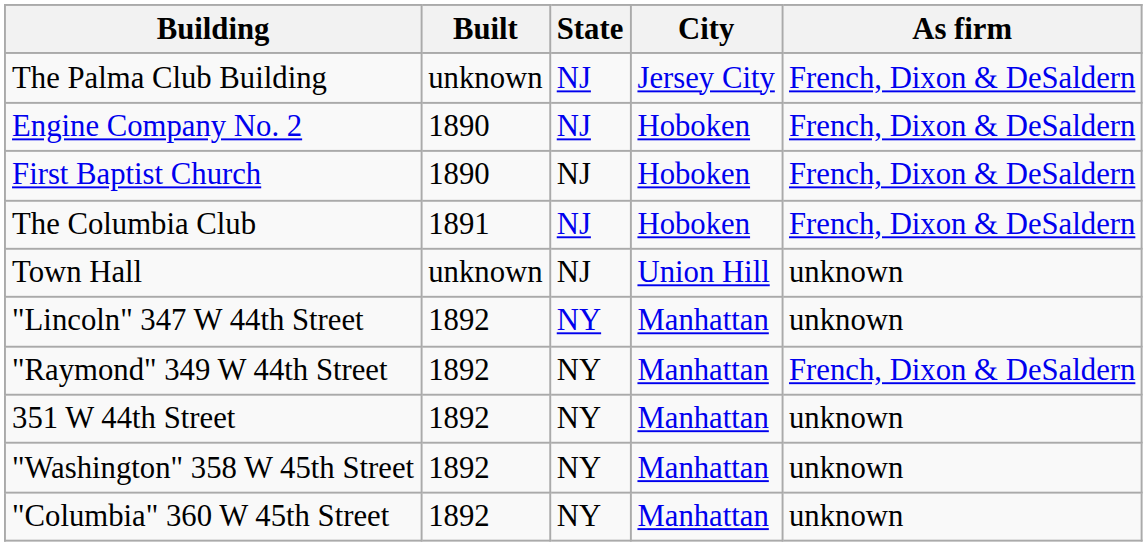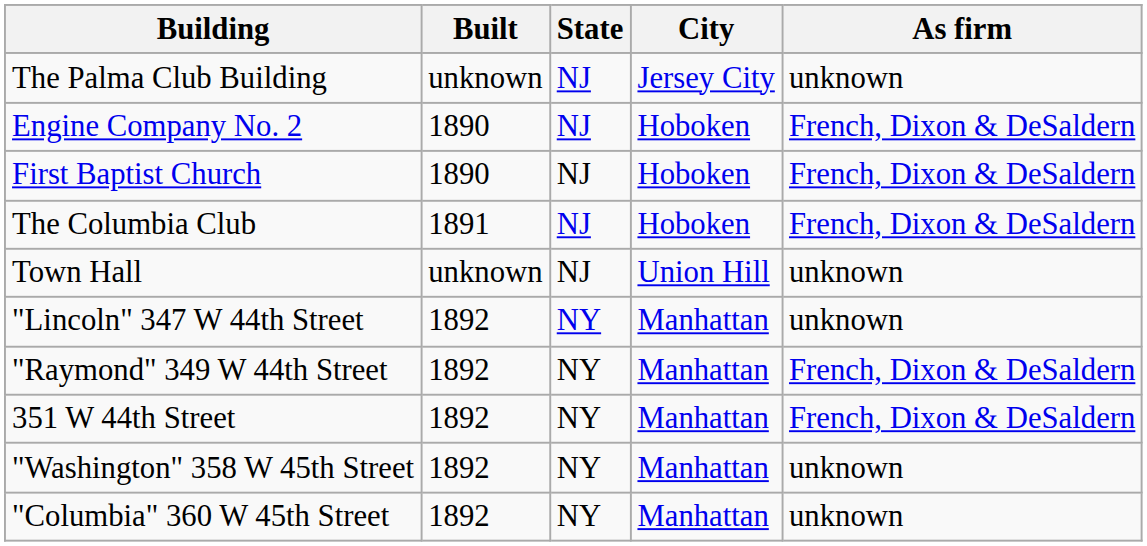(962, 77) French, Dixon & DeSaldern -> (846, 77) unknown
(846, 418) unknown -> (962, 418) French, Dixon & DeSaldern
